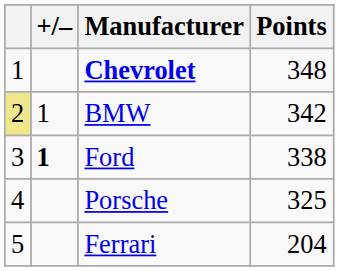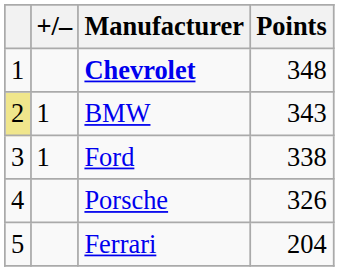(307, 113) 342 -> (307, 113) 343
(43, 157) bold -> (43, 157) normal
(307, 200) 325 -> (307, 200) 326
